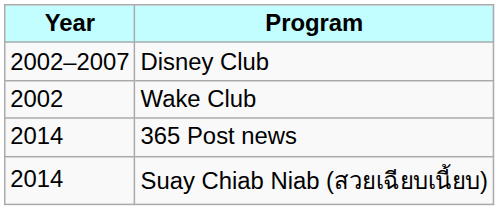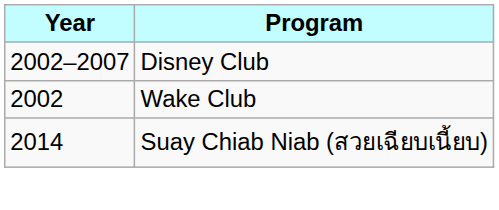- row: (219, 136)
